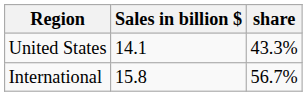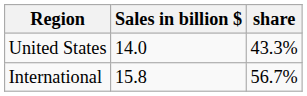(131, 47) 14.1 -> (131, 47) 14.0
